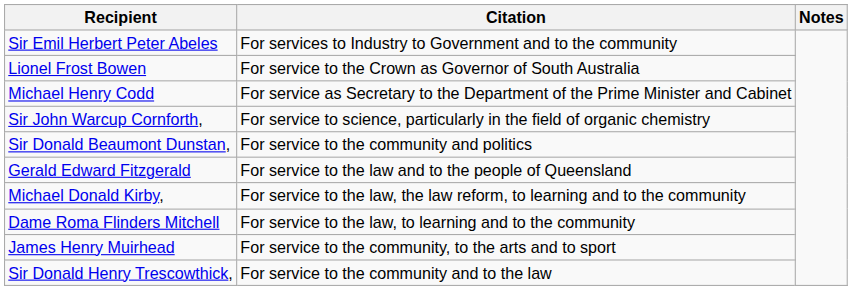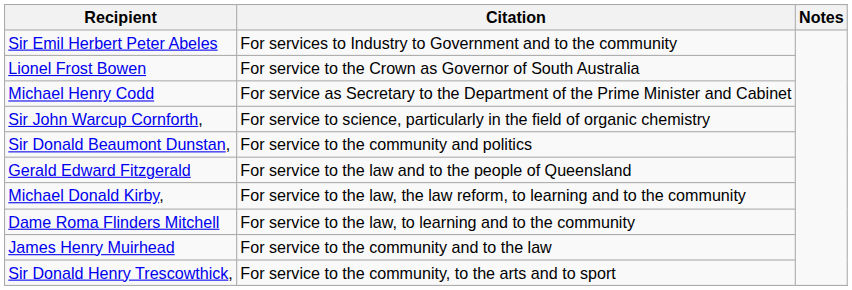(428, 247) For service to the community, to the arts and to sport -> (396, 247) For service to the community and to the law
(396, 273) For service to the community and to the law -> (428, 273) For service to the community, to the arts and to sport
